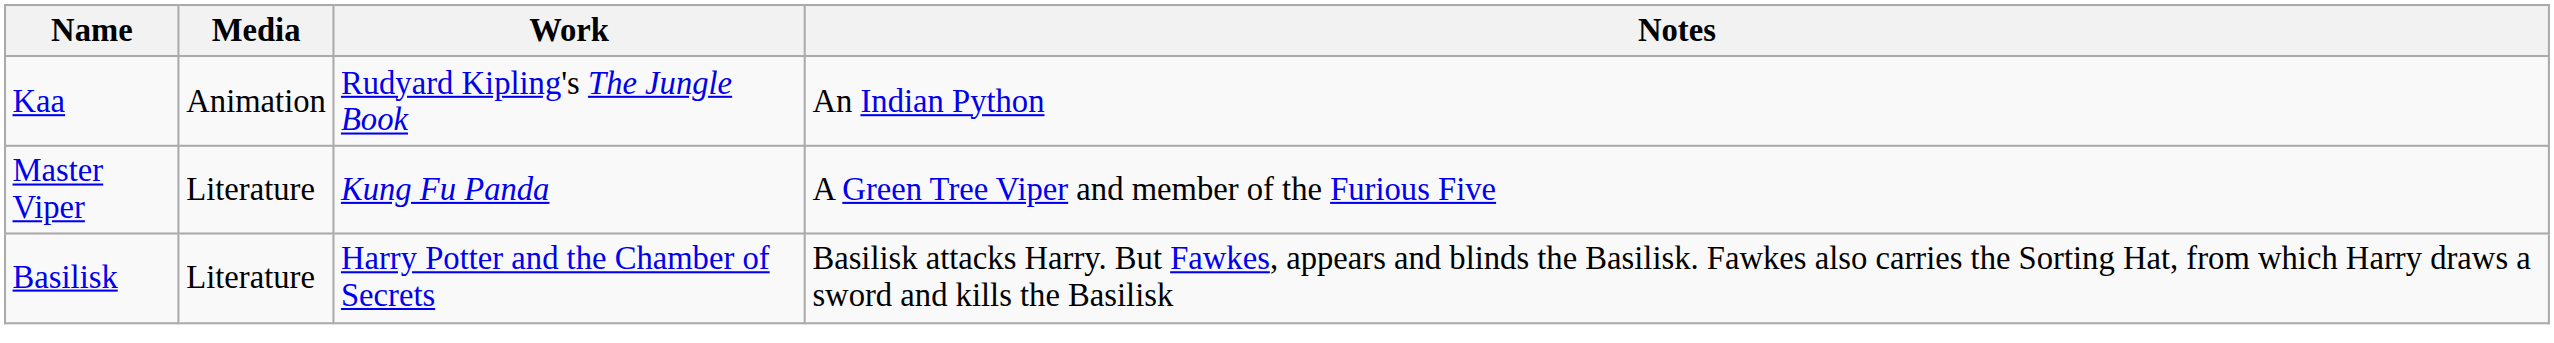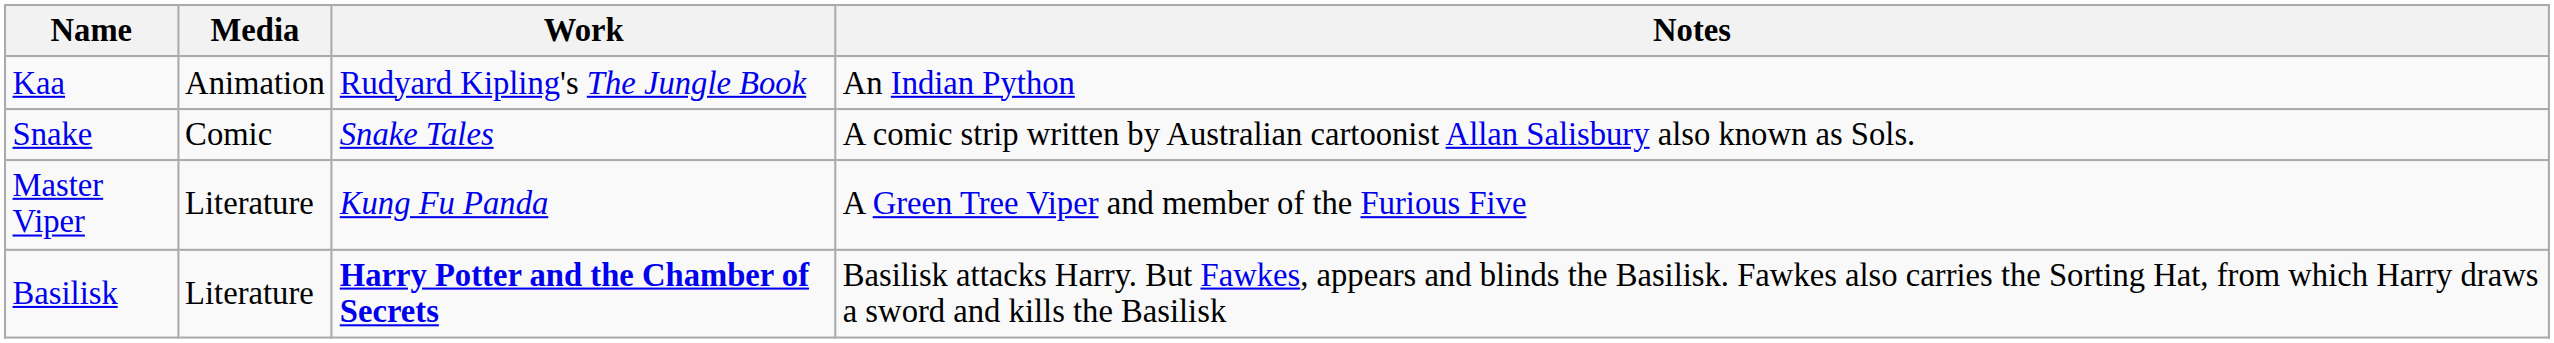+ row: (52, 133)
(555, 277) normal -> (574, 292) bold
